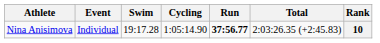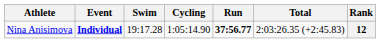(98, 29) normal -> (100, 29) bold
(358, 29) 10 -> (361, 29) 12
